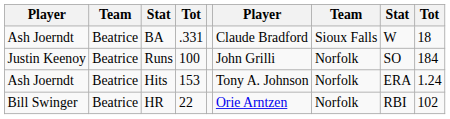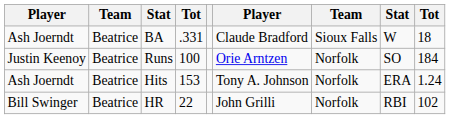(246, 59) John Grilli -> (252, 59) Orie Arntzen
(252, 102) Orie Arntzen -> (246, 102) John Grilli
